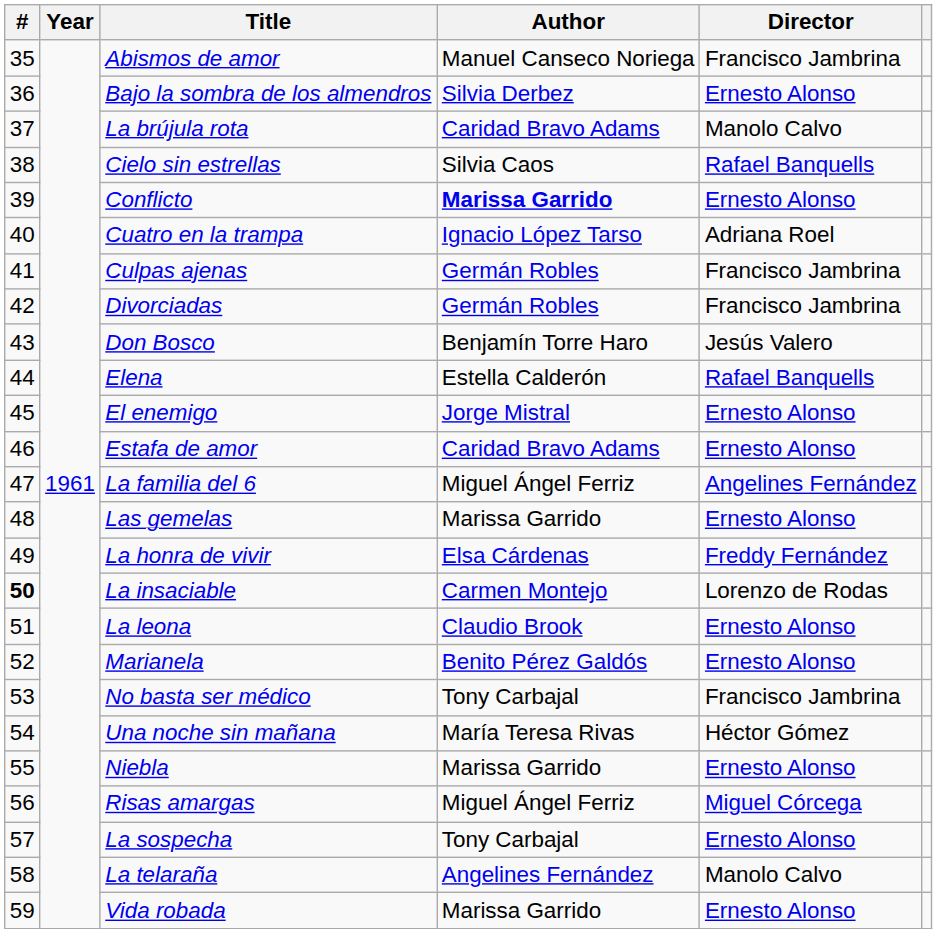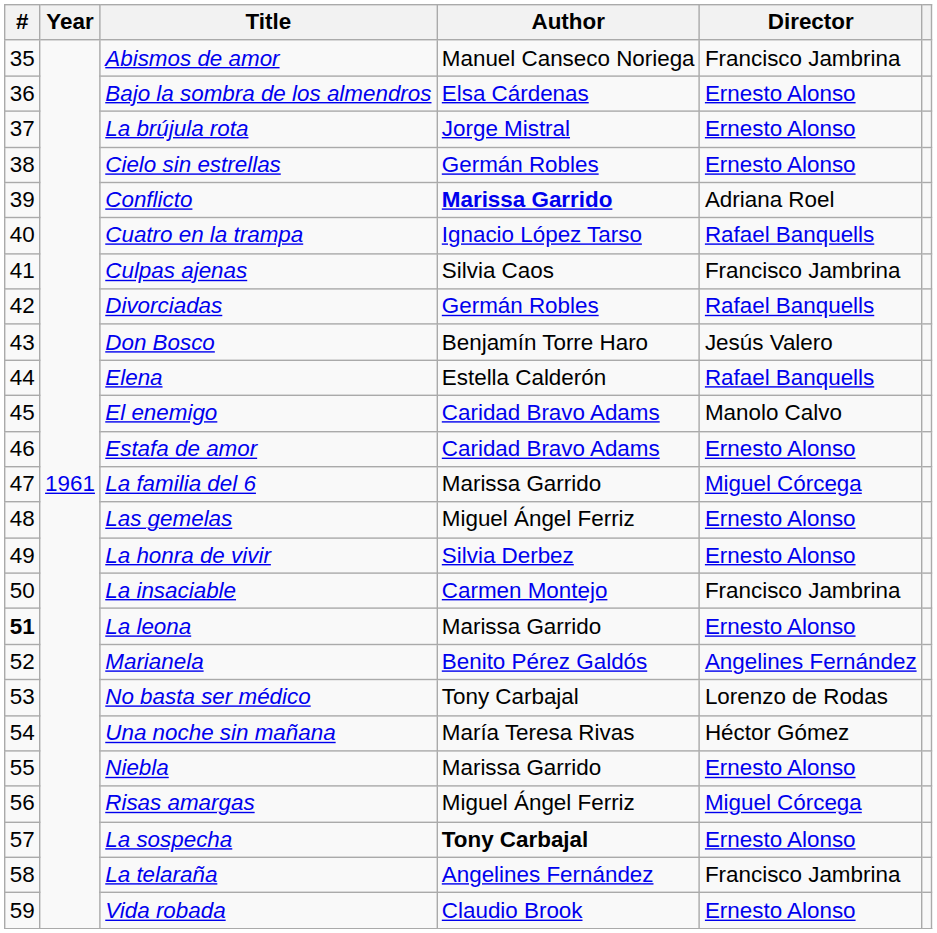(508, 93) Silvia Derbez -> (515, 93) Elsa Cárdenas
(551, 128) Caridad Bravo Adams -> (506, 128) Jorge Mistral
(773, 128) Manolo Calvo -> (780, 128) Ernesto Alonso
(498, 164) Silvia Caos -> (520, 164) Germán Robles
(790, 164) Rafael Banquells -> (780, 164) Ernesto Alonso
(780, 199) Ernesto Alonso -> (770, 199) Adriana Roel
(770, 235) Adriana Roel -> (790, 235) Rafael Banquells
(520, 270) Germán Robles -> (498, 270) Silvia Caos
(803, 306) Francisco Jambrina -> (790, 306) Rafael Banquells
(506, 413) Jorge Mistral -> (551, 413) Caridad Bravo Adams
(780, 413) Ernesto Alonso -> (773, 413) Manolo Calvo
(538, 484) Miguel Ángel Ferriz -> (521, 484) Marissa Garrido
(811, 484) Angelines Fernández -> (783, 484) Miguel Córcega
(521, 519) Marissa Garrido -> (538, 519) Miguel Ángel Ferriz
(515, 555) Elsa Cárdenas -> (508, 555) Silvia Derbez
(796, 555) Freddy Fernández -> (780, 555) Ernesto Alonso
(22, 590) bold -> (22, 590) normal
(796, 590) Lorenzo de Rodas -> (803, 590) Francisco Jambrina
(22, 626) normal -> (22, 626) bold
(512, 626) Claudio Brook -> (521, 626) Marissa Garrido
(780, 661) Ernesto Alonso -> (811, 661) Angelines Fernández
(803, 697) Francisco Jambrina -> (796, 697) Lorenzo de Rodas
(510, 839) normal -> (515, 839) bold
(773, 874) Manolo Calvo -> (803, 874) Francisco Jambrina
(521, 910) Marissa Garrido -> (512, 910) Claudio Brook
